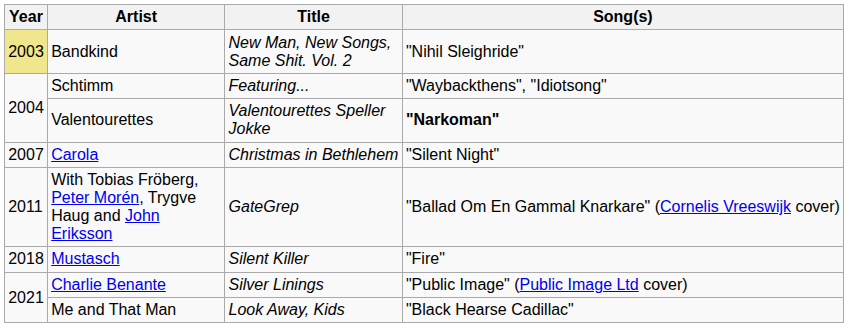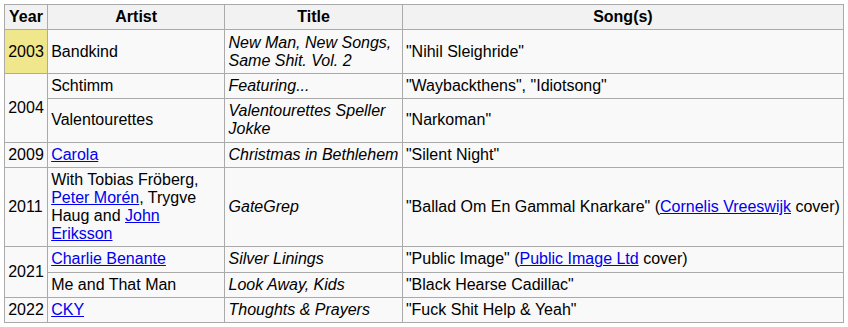(453, 120) bold -> (448, 120) normal
(26, 154) 2007 -> (26, 154) 2009
- row: (85, 259)
+ row: (68, 310)
